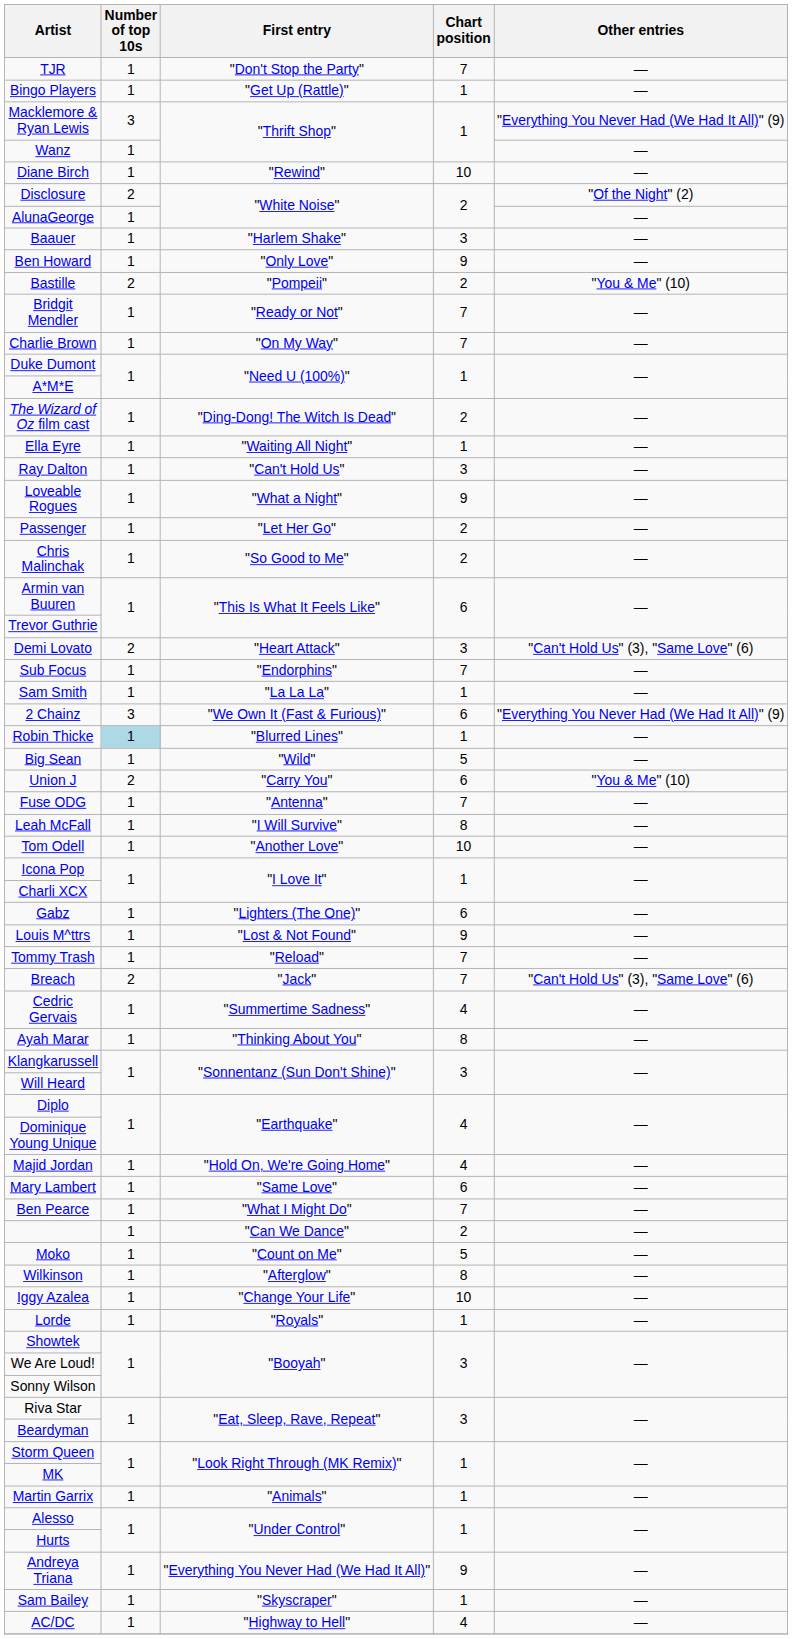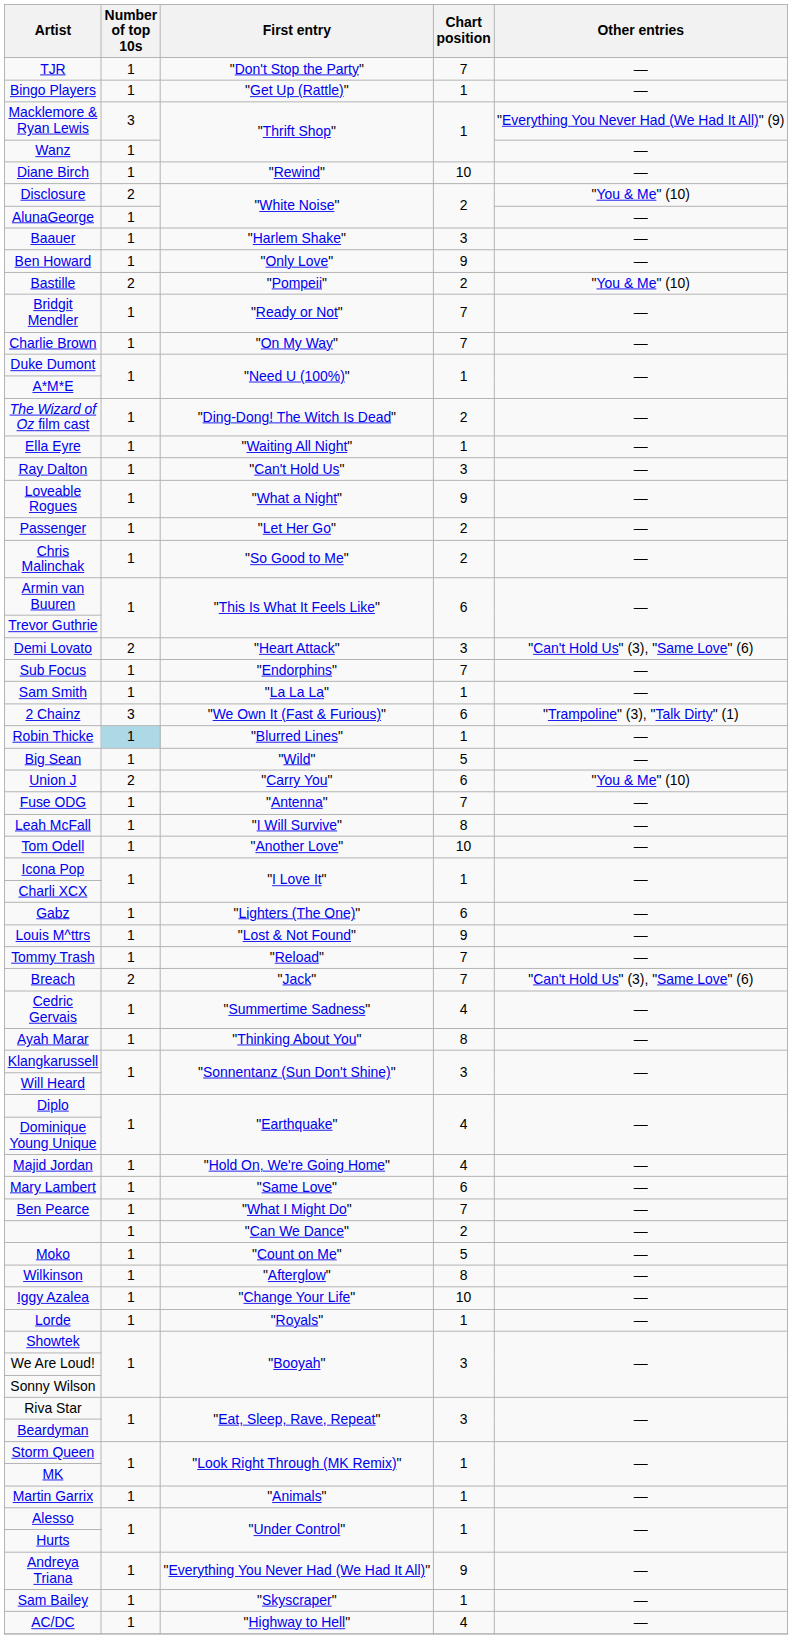(641, 194) "Of the Night" (2) -> (641, 194) "You & Me" (10)
(641, 714) "Everything You Never Had (We Had It All)" (9) -> (641, 714) "Trampoline" (3), "Talk Dirty" (1)
